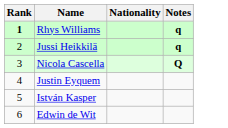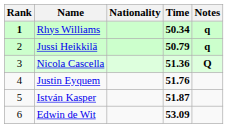+ column: (178, 13)
